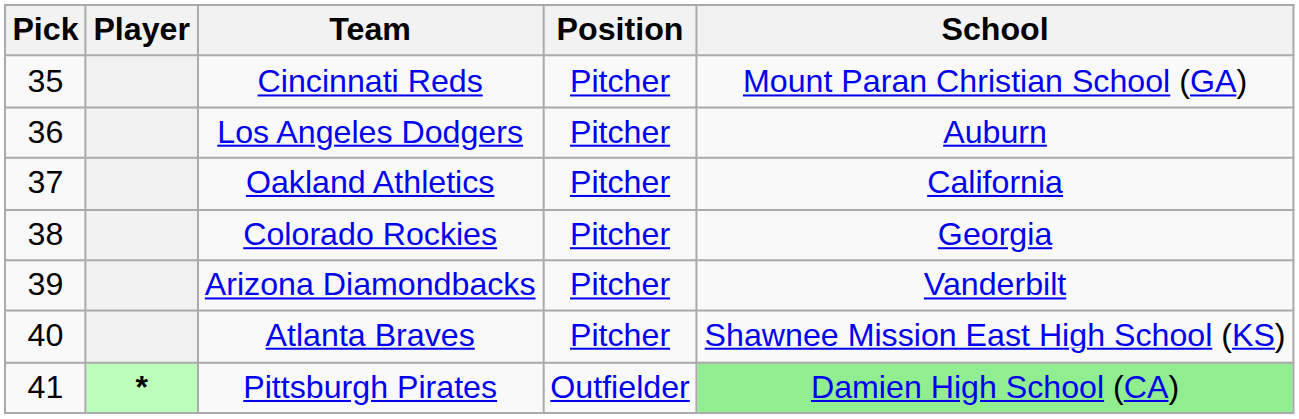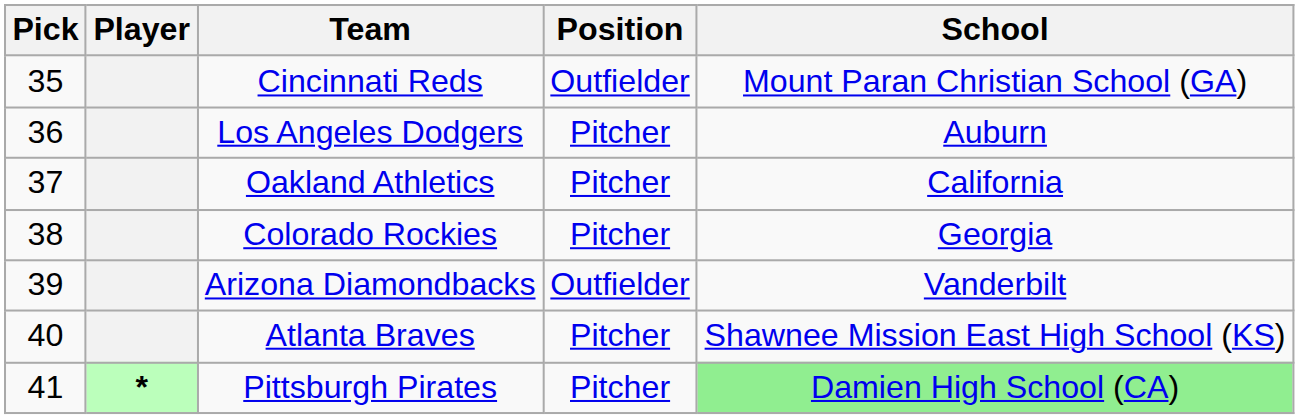(620, 81) Pitcher -> (620, 81) Outfielder
(620, 285) Pitcher -> (620, 285) Outfielder
(620, 387) Outfielder -> (620, 387) Pitcher
